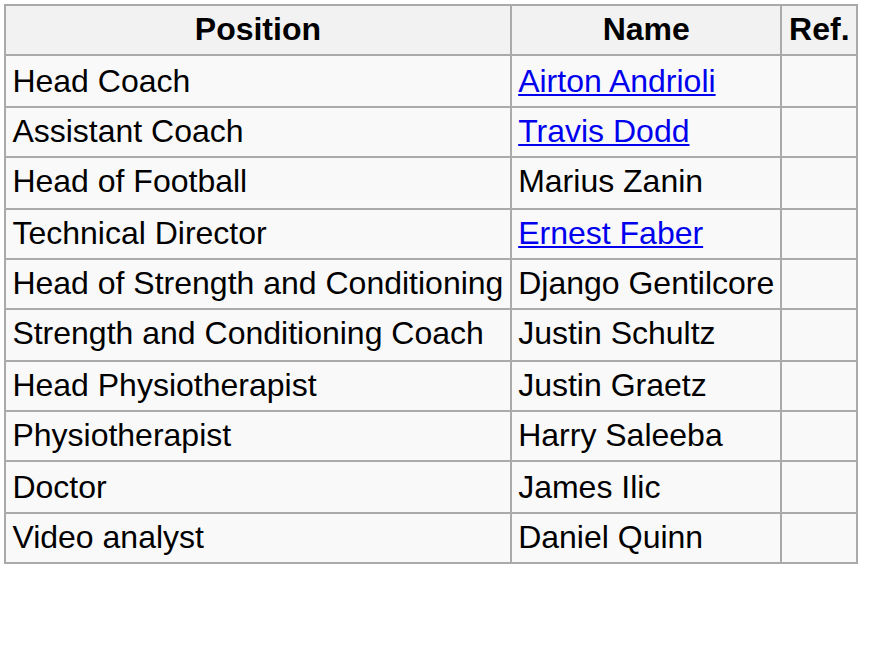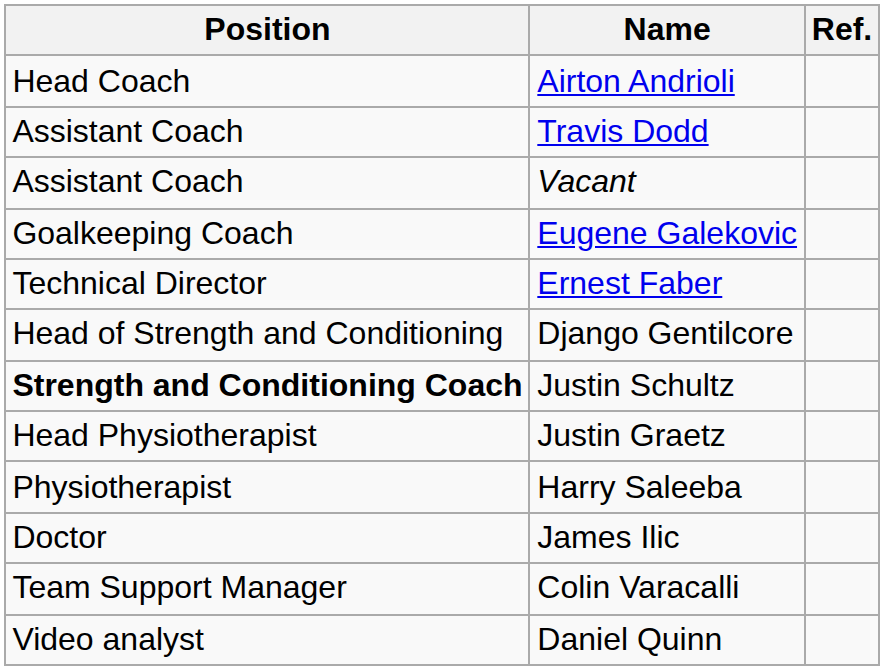+ row: (587, 182)
+ row: (667, 232)
- row: (611, 182)
(248, 334) normal -> (267, 385) bold
+ row: (638, 588)
